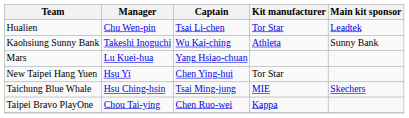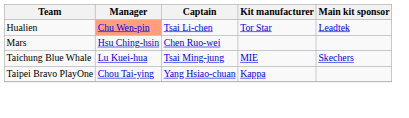(130, 27) no background -> (124, 27) lightsalmon background
- row: (53, 43)
(129, 58) Lu Kuei-hua -> (128, 43) Hsu Ching-hsin
(212, 58) Yang Hsiao-chuan -> (192, 43) Chen Ruo-wei
- row: (52, 74)
(135, 89) Hsu Ching-hsin -> (122, 58) Lu Kuei-hua
(204, 105) Chen Ruo-wei -> (200, 74) Yang Hsiao-chuan
